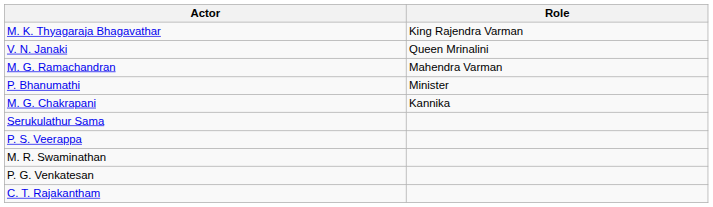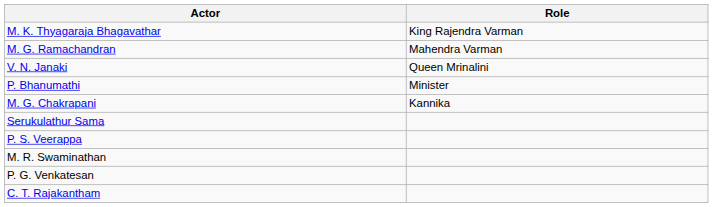rows swapped: (61, 67) <-> (37, 49)
